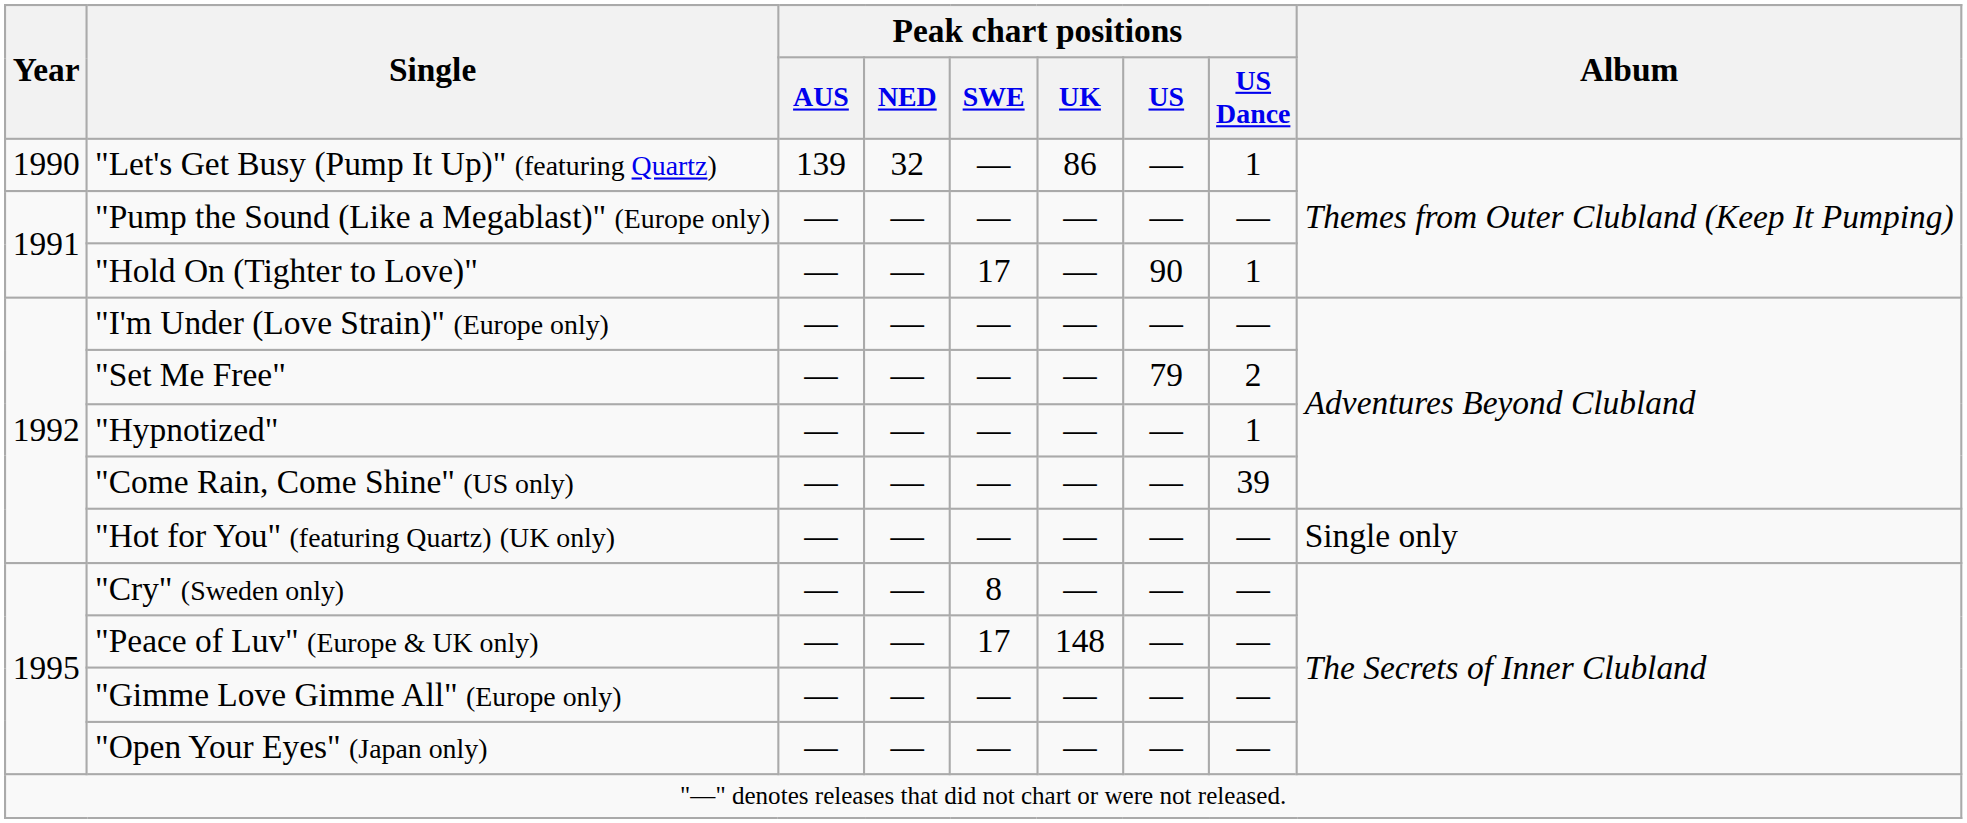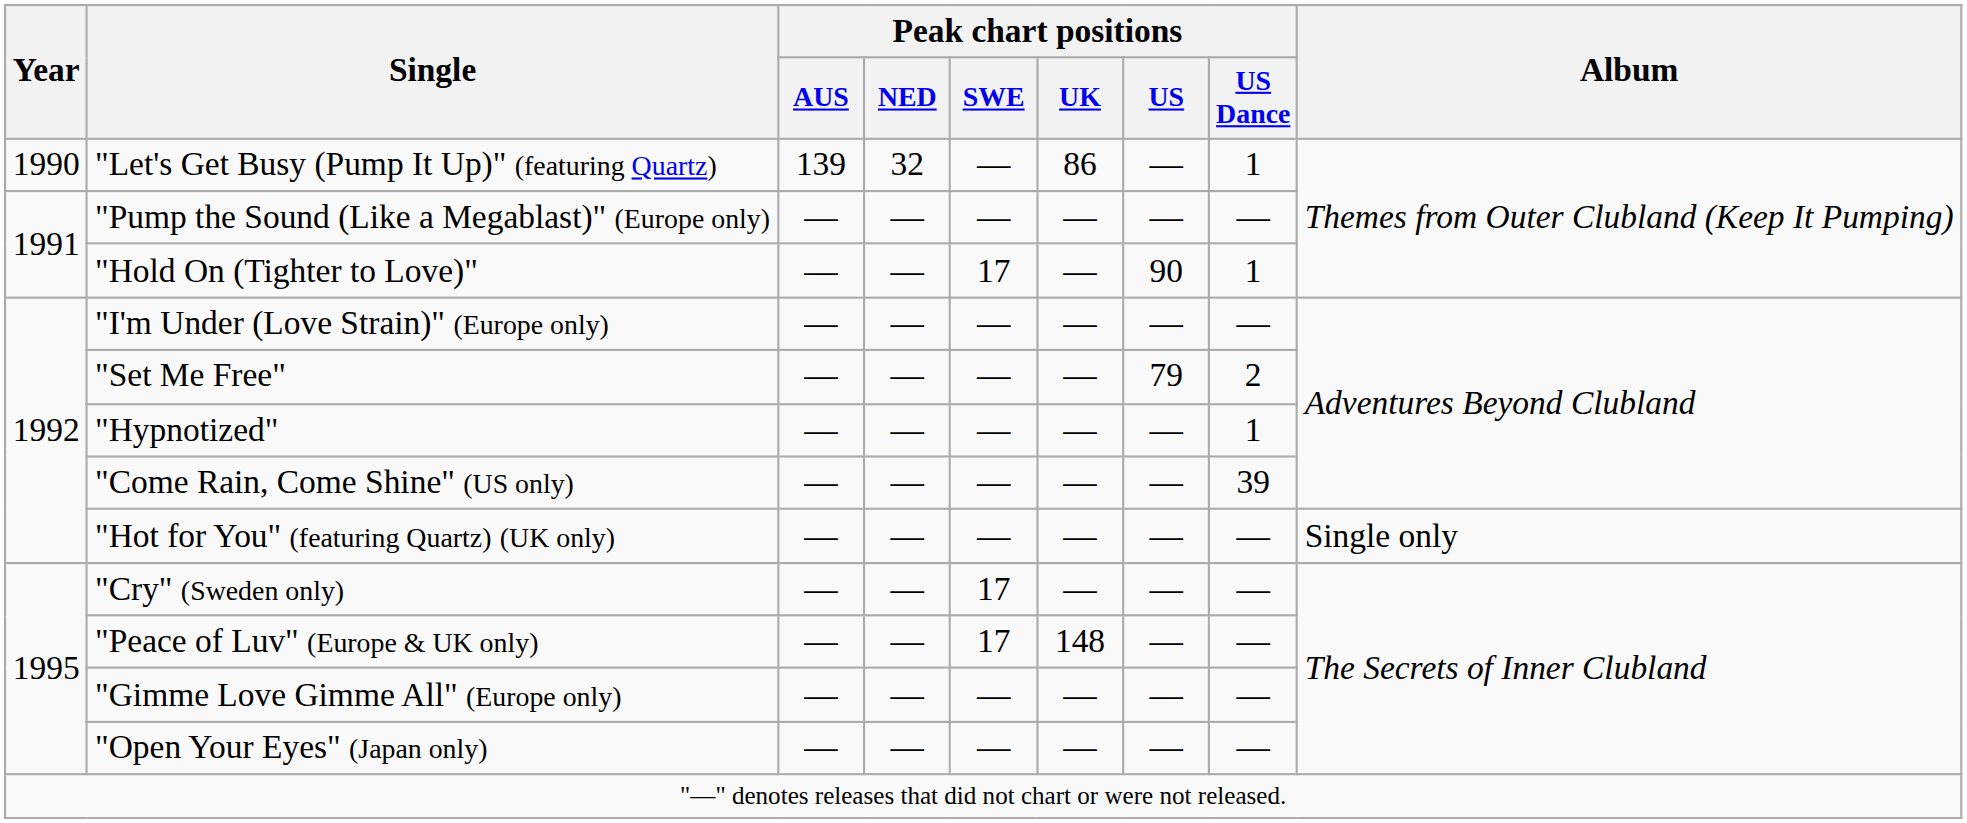(994, 588) 8 -> (994, 588) 17
